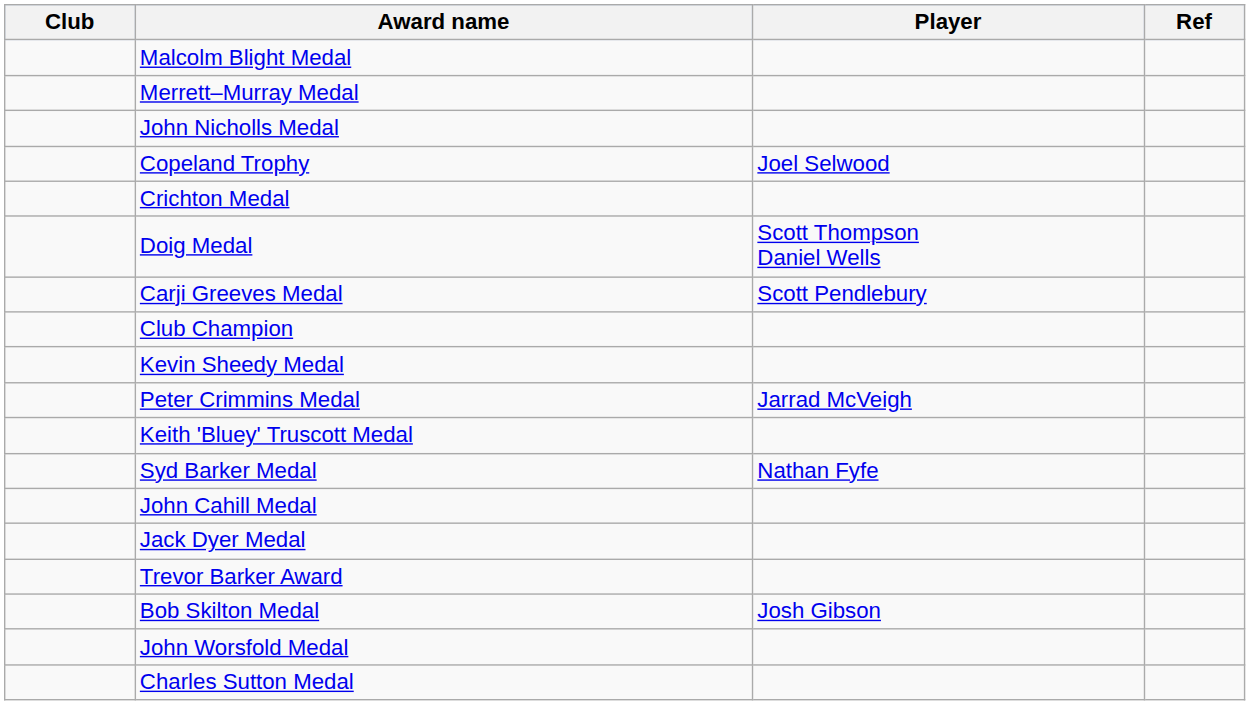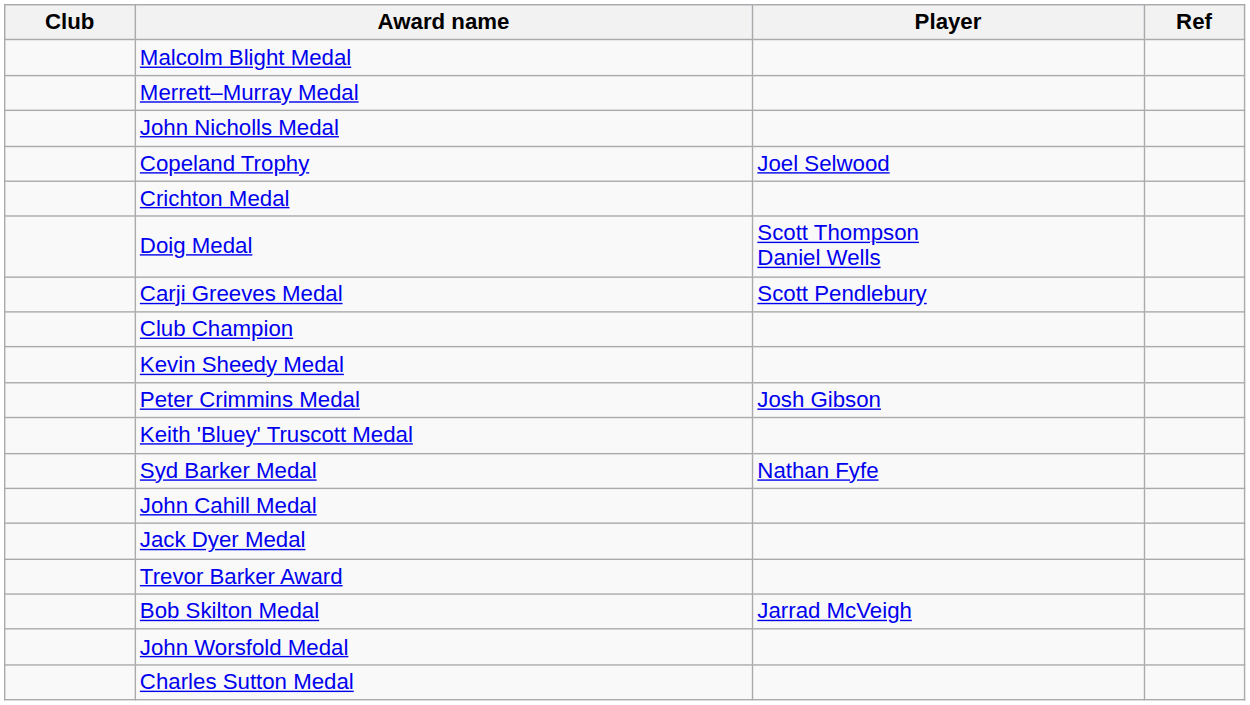(835, 399) Jarrad McVeigh -> (819, 399) Josh Gibson
(819, 611) Josh Gibson -> (835, 611) Jarrad McVeigh
